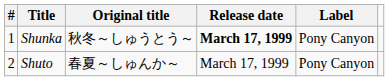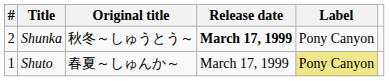(11, 38) 1 -> (11, 38) 2
(11, 63) 2 -> (11, 63) 1
(336, 63) no background -> (336, 63) khaki background
